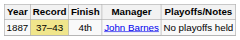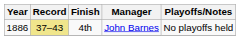(17, 27) 1887 -> (17, 27) 1886
